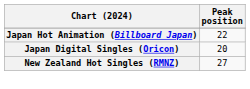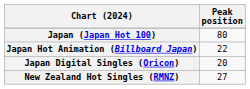+ row: (102, 35)
